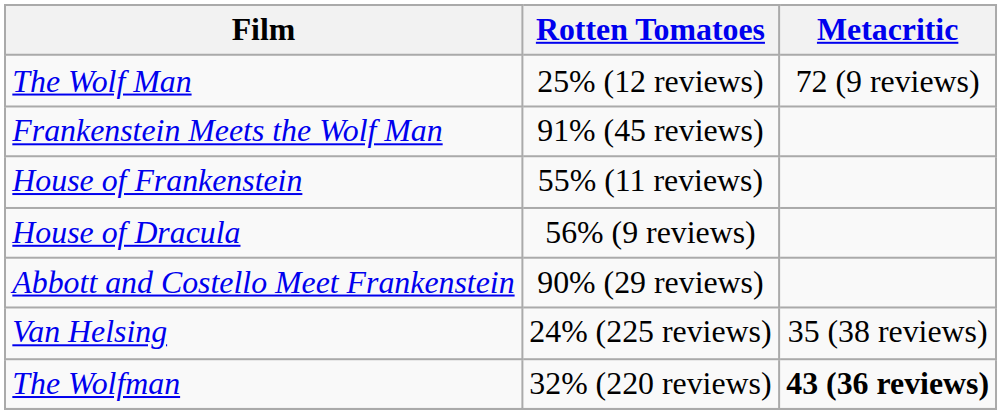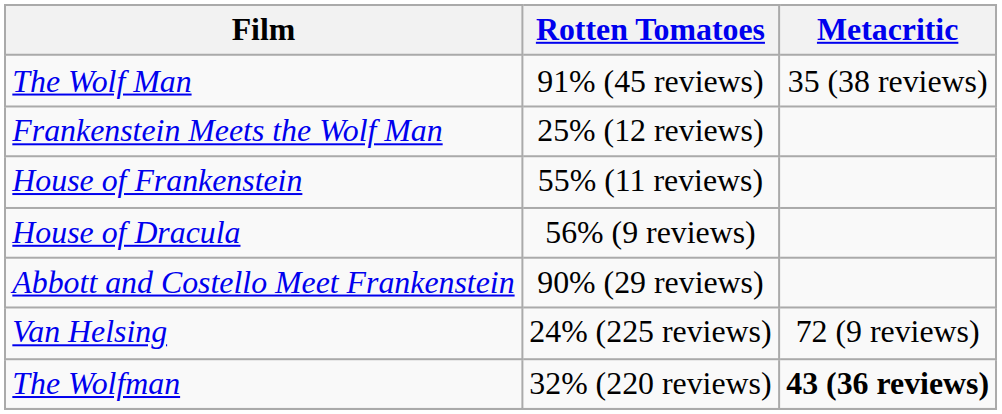(650, 80) 25% (12 reviews) -> (650, 80) 91% (45 reviews)
(888, 80) 72 (9 reviews) -> (888, 80) 35 (38 reviews)
(650, 130) 91% (45 reviews) -> (650, 130) 25% (12 reviews)
(888, 332) 35 (38 reviews) -> (888, 332) 72 (9 reviews)
